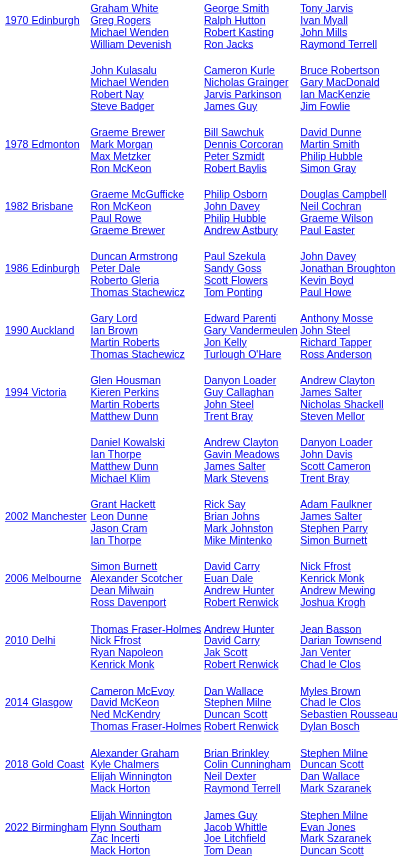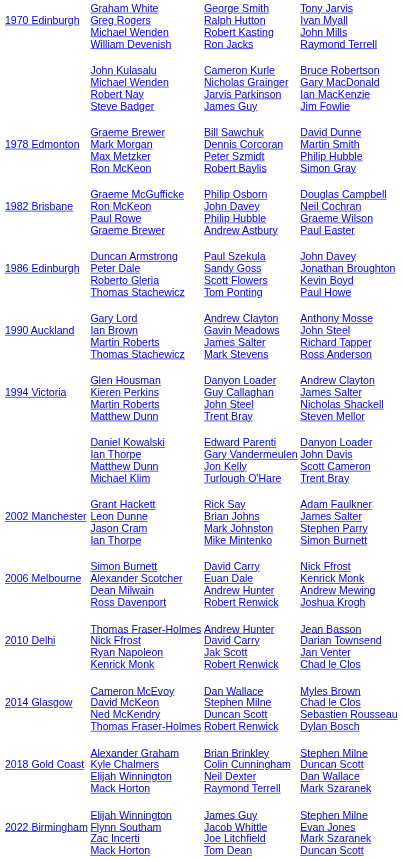(251, 336) Edward Parenti Gary Vandermeulen Jon Kelly Turlough O'Hare -> (242, 336) Andrew Clayton Gavin Meadows James Salter Mark Stevens
(242, 461) Andrew Clayton Gavin Meadows James Salter Mark Stevens -> (251, 461) Edward Parenti Gary Vandermeulen Jon Kelly Turlough O'Hare
